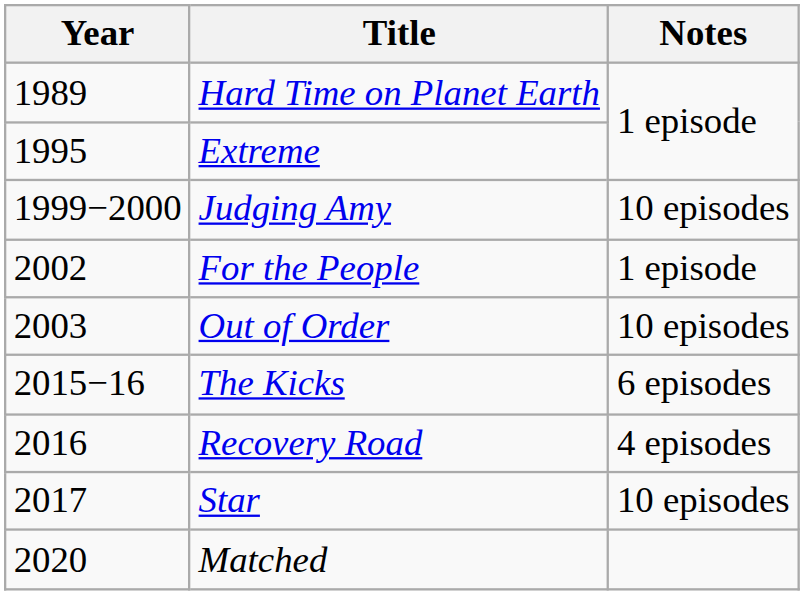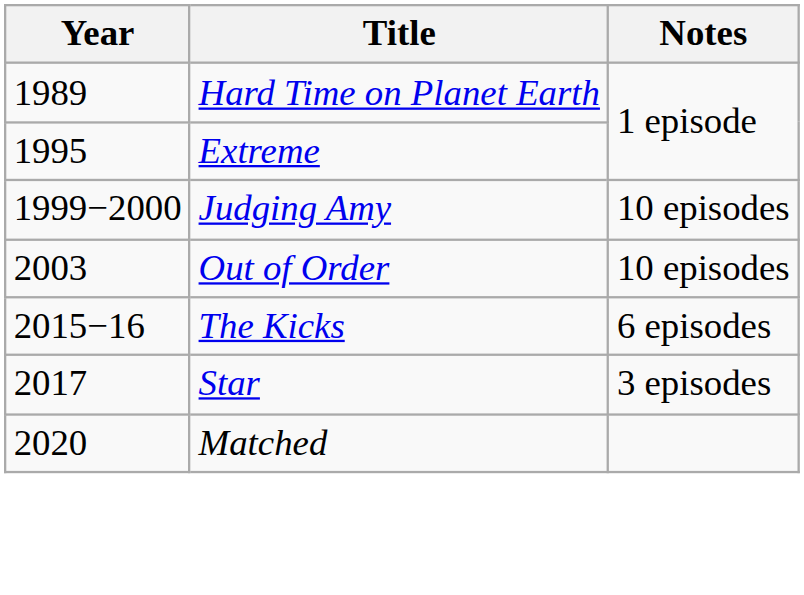- row: (309, 267)
- row: (310, 442)
(703, 500) 10 episodes -> (694, 383) 3 episodes
